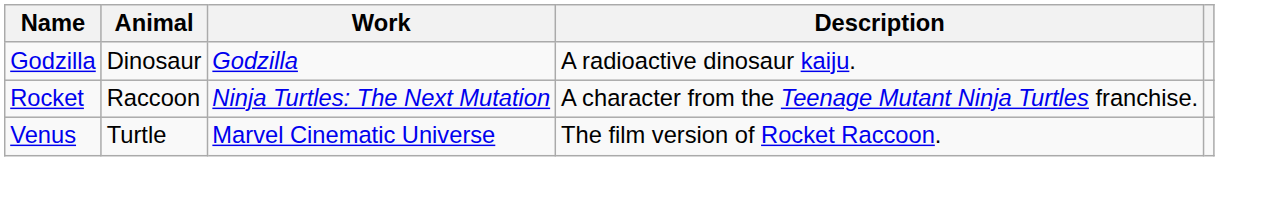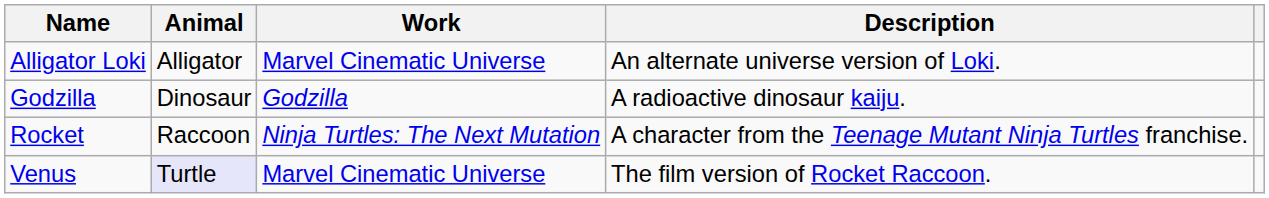+ row: (78, 60)
(137, 135) no background -> (187, 173) lavender background
